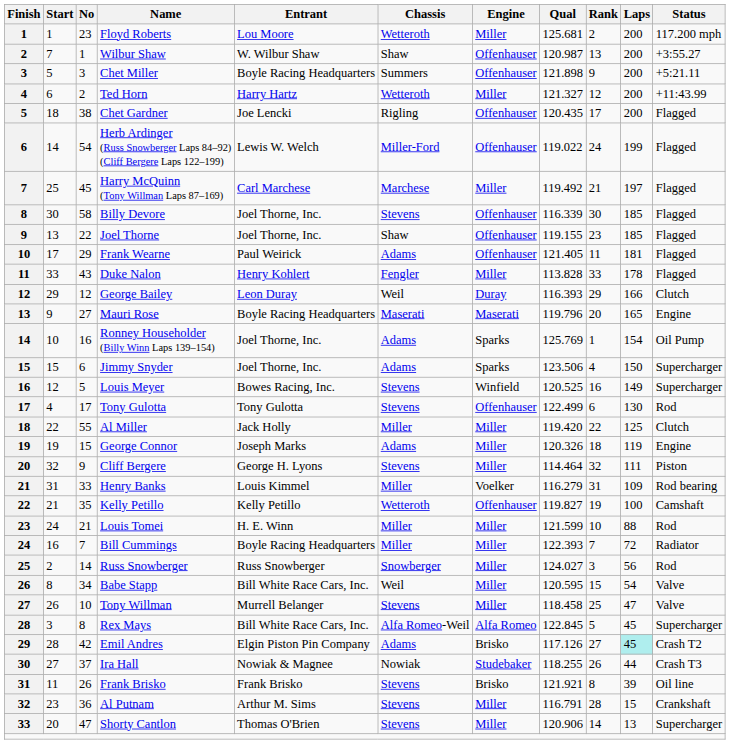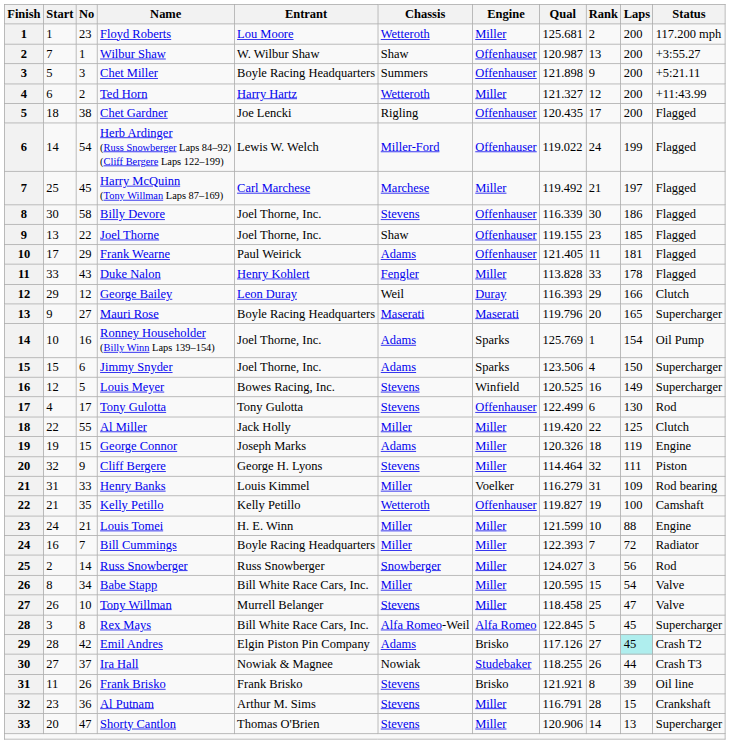(633, 214) 185 -> (633, 214) 186
(673, 313) Engine -> (689, 313) Supercharger
(666, 525) Rod -> (673, 525) Engine
(392, 585) Weil -> (396, 585) Miller
